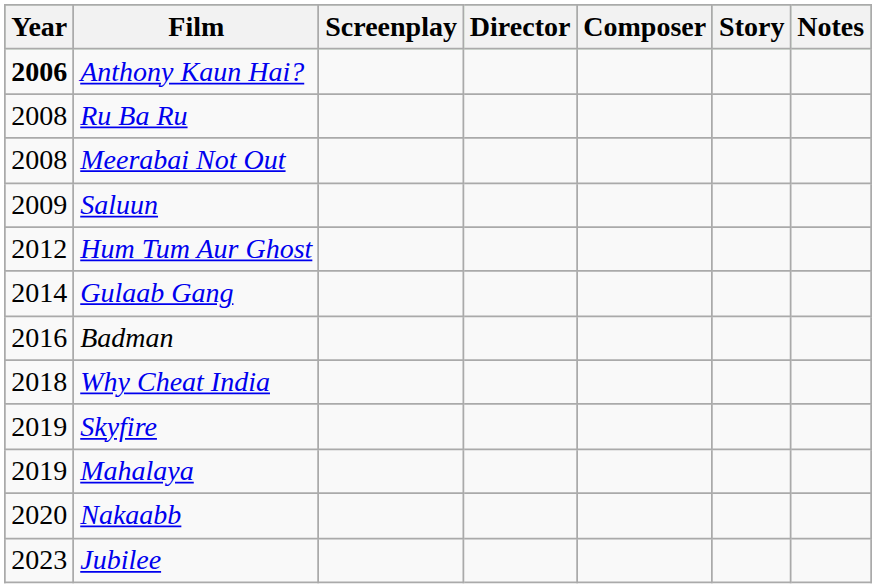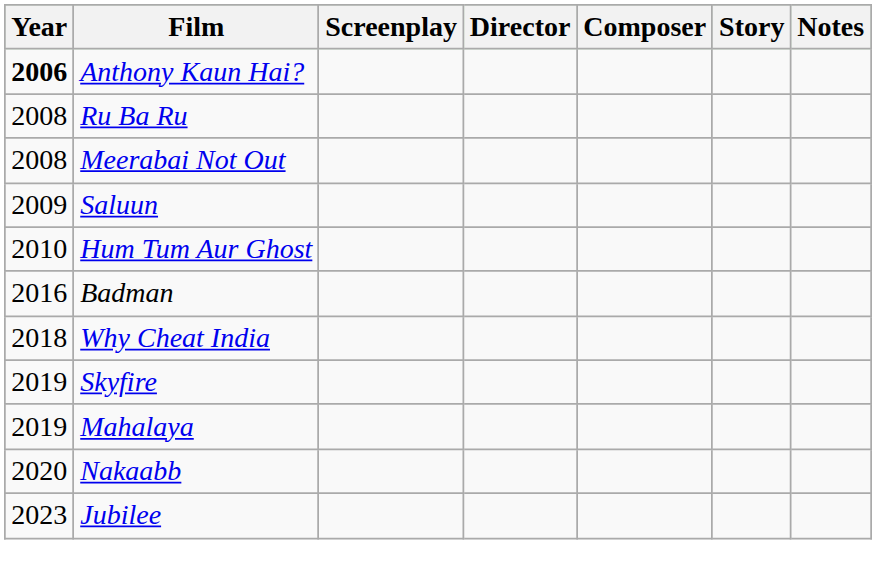(39, 248) 2012 -> (39, 248) 2010
- row: (157, 293)
